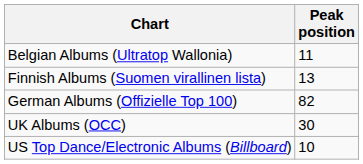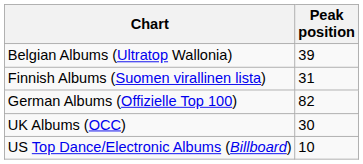(306, 55) 11 -> (306, 55) 39
(306, 78) 13 -> (306, 78) 31
